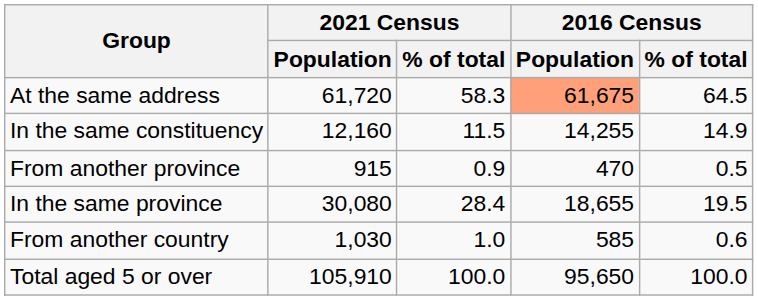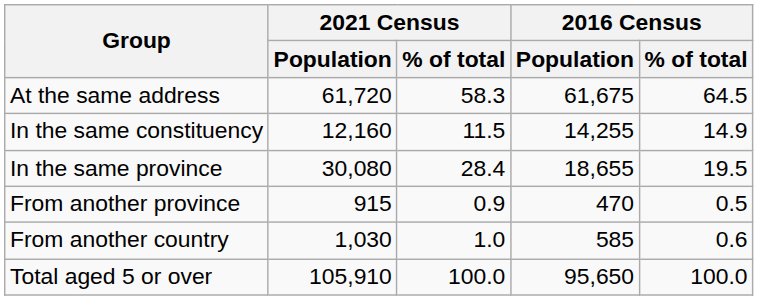(599, 95) lightsalmon background -> (599, 95) no background
rows swapped: (116, 204) <-> (125, 167)
